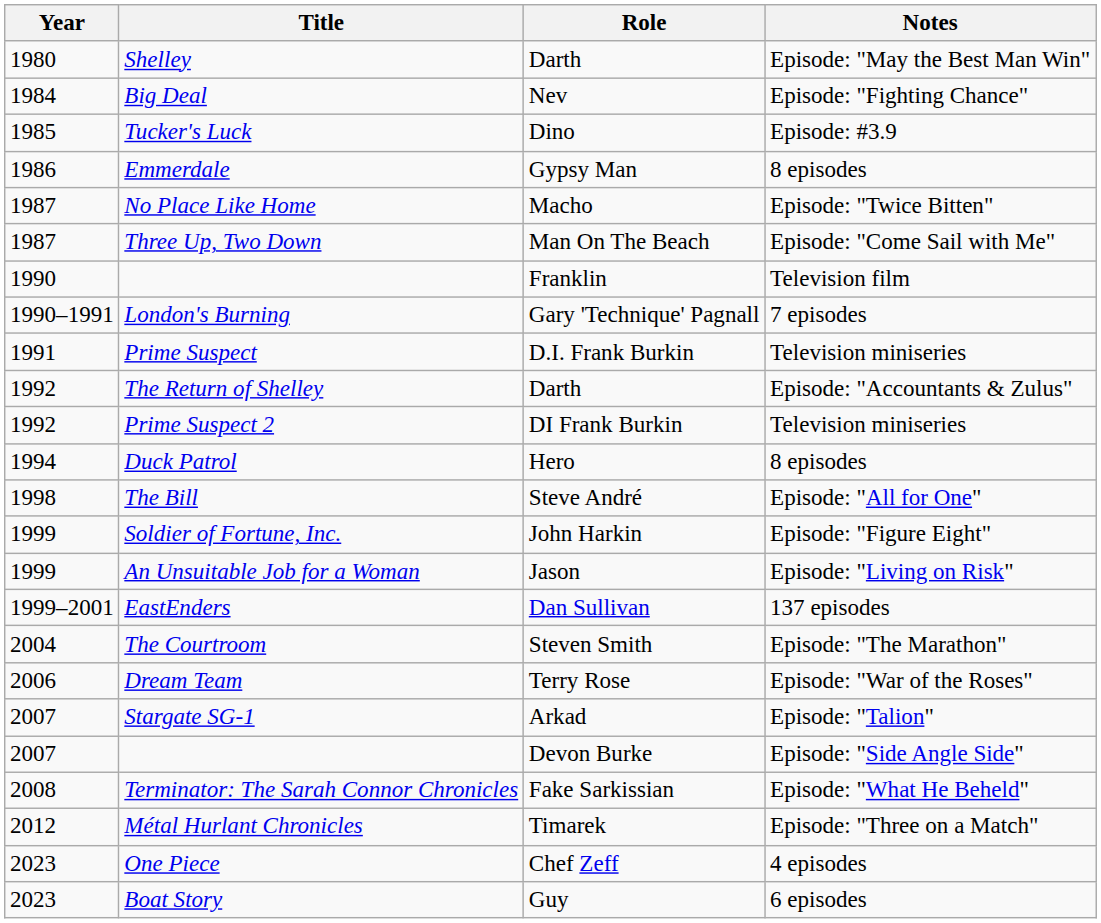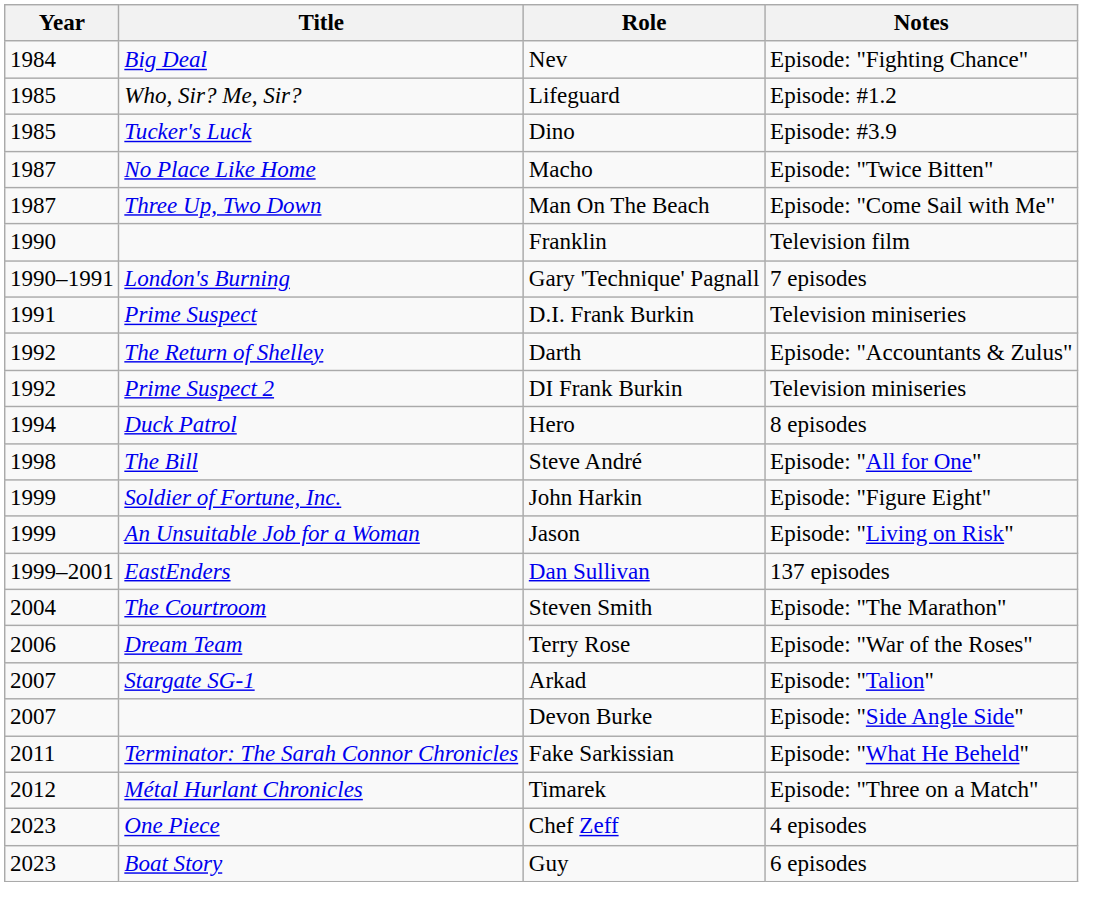- row: (158, 59)
+ row: (213, 95)
- row: (177, 168)
(33, 790) 2008 -> (33, 753) 2011
